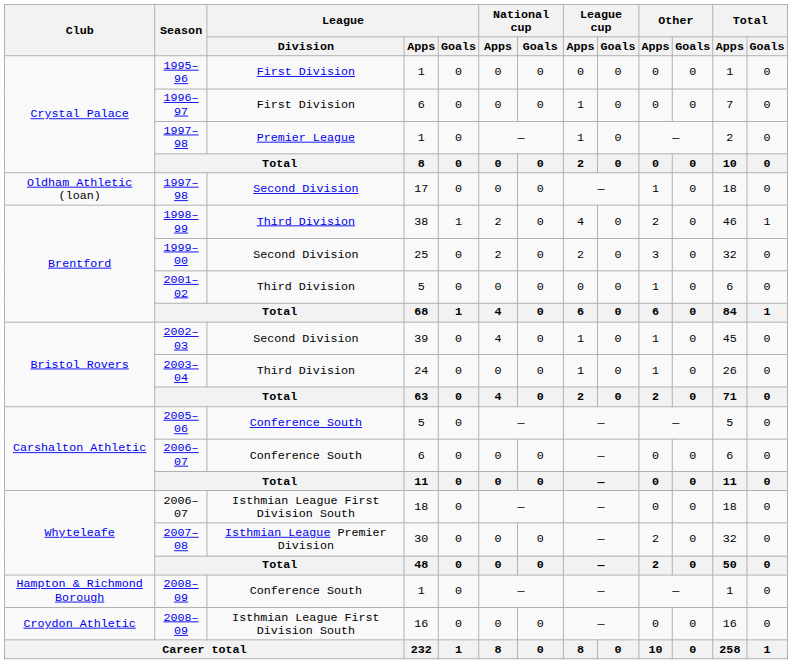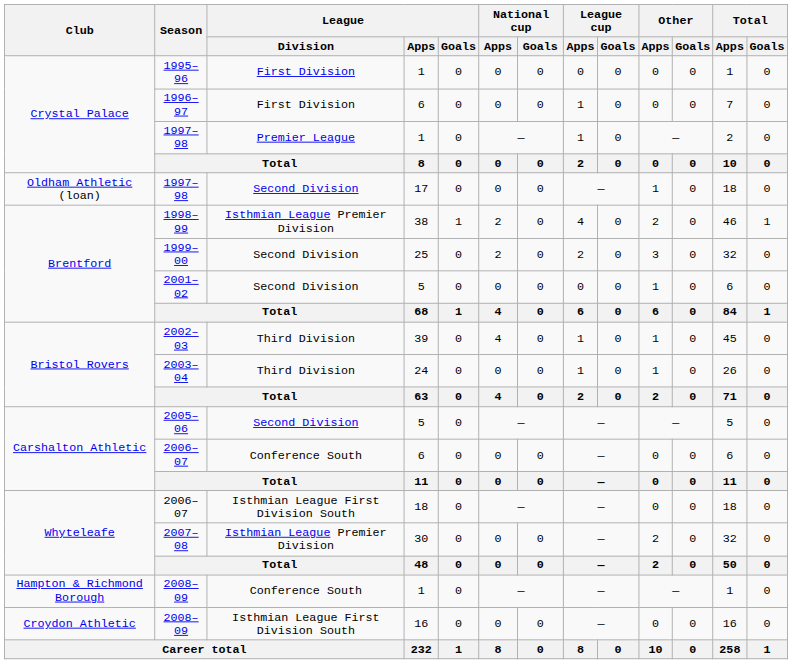(306, 222) Third Division -> (306, 222) Isthmian League Premier Division
(306, 287) Third Division -> (306, 287) Second Division
(306, 338) Second Division -> (306, 338) Third Division
(306, 423) Conference South -> (306, 423) Second Division
